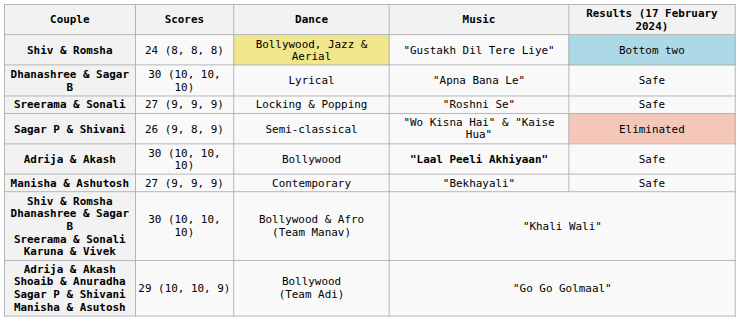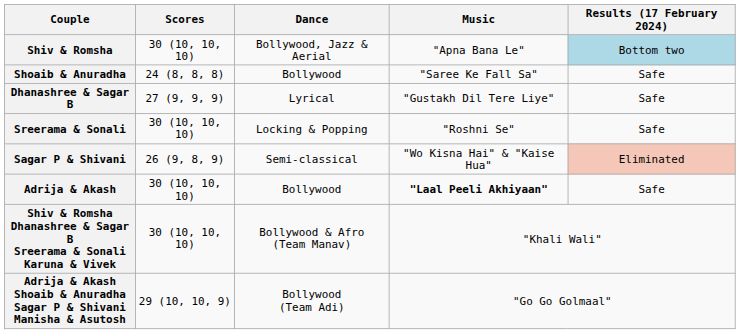(184, 50) 24 (8, 8, 8) -> (185, 50) 30 (10, 10, 10)
(312, 50) khaki background -> (312, 50) no background
(479, 50) "Gustakh Dil Tere Liye" -> (479, 50) "Apna Bana Le"
+ row: (70, 74)
(184, 80) 30 (10, 10, 10) -> (185, 98) 27 (9, 9, 9)
(479, 80) "Apna Bana Le" -> (479, 98) "Gustakh Dil Tere Liye"
(184, 105) 27 (9, 9, 9) -> (185, 129) 30 (10, 10, 10)
- row: (70, 183)
